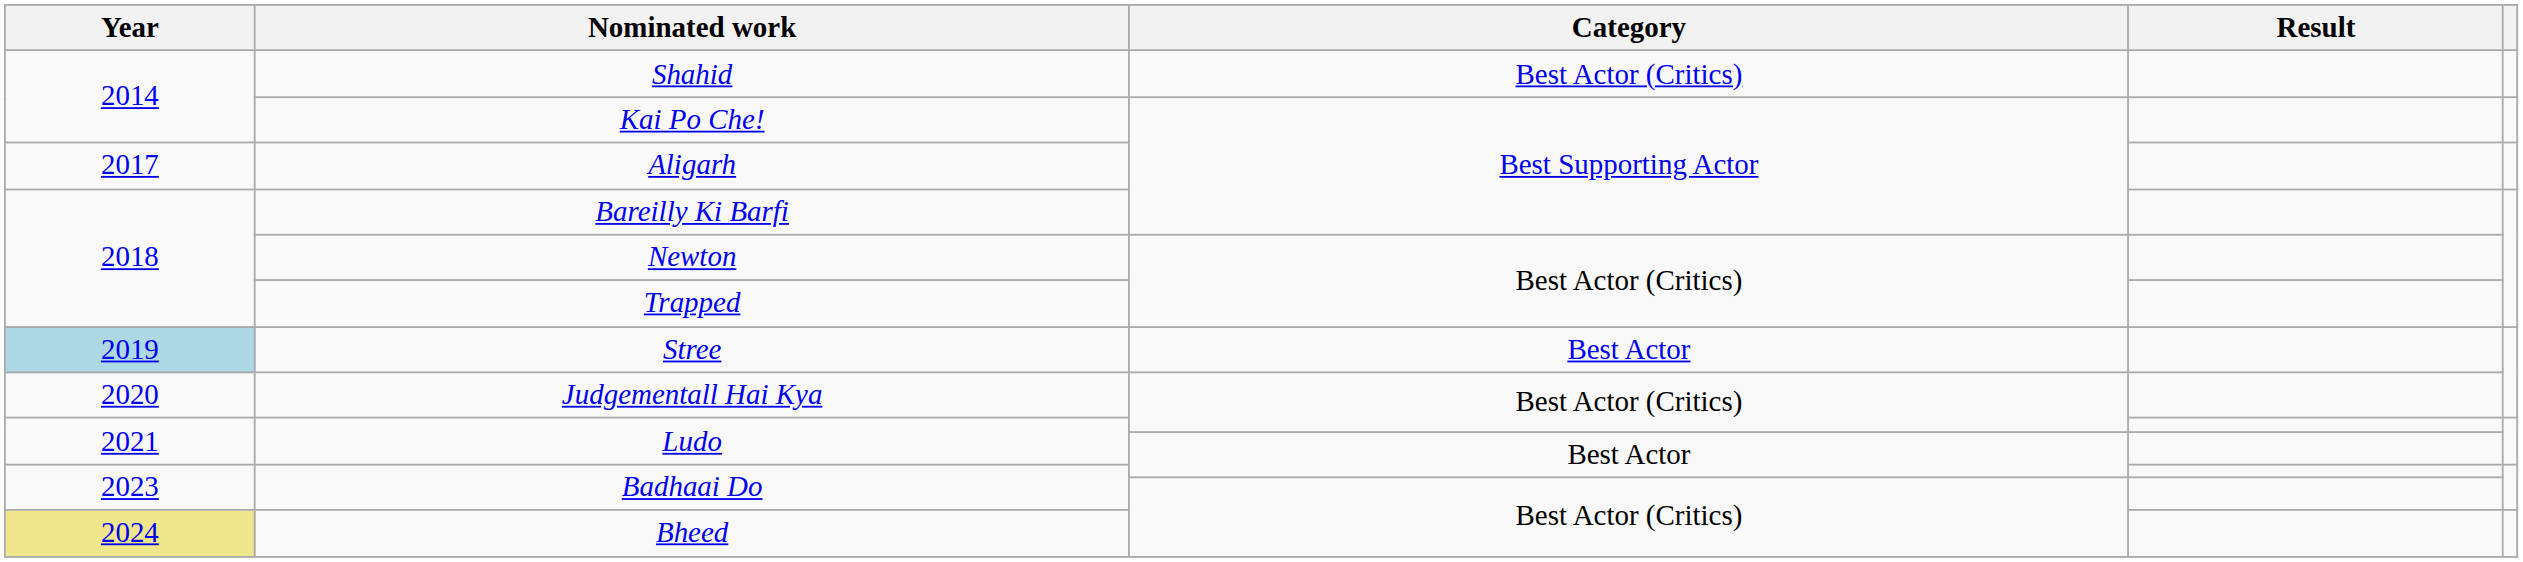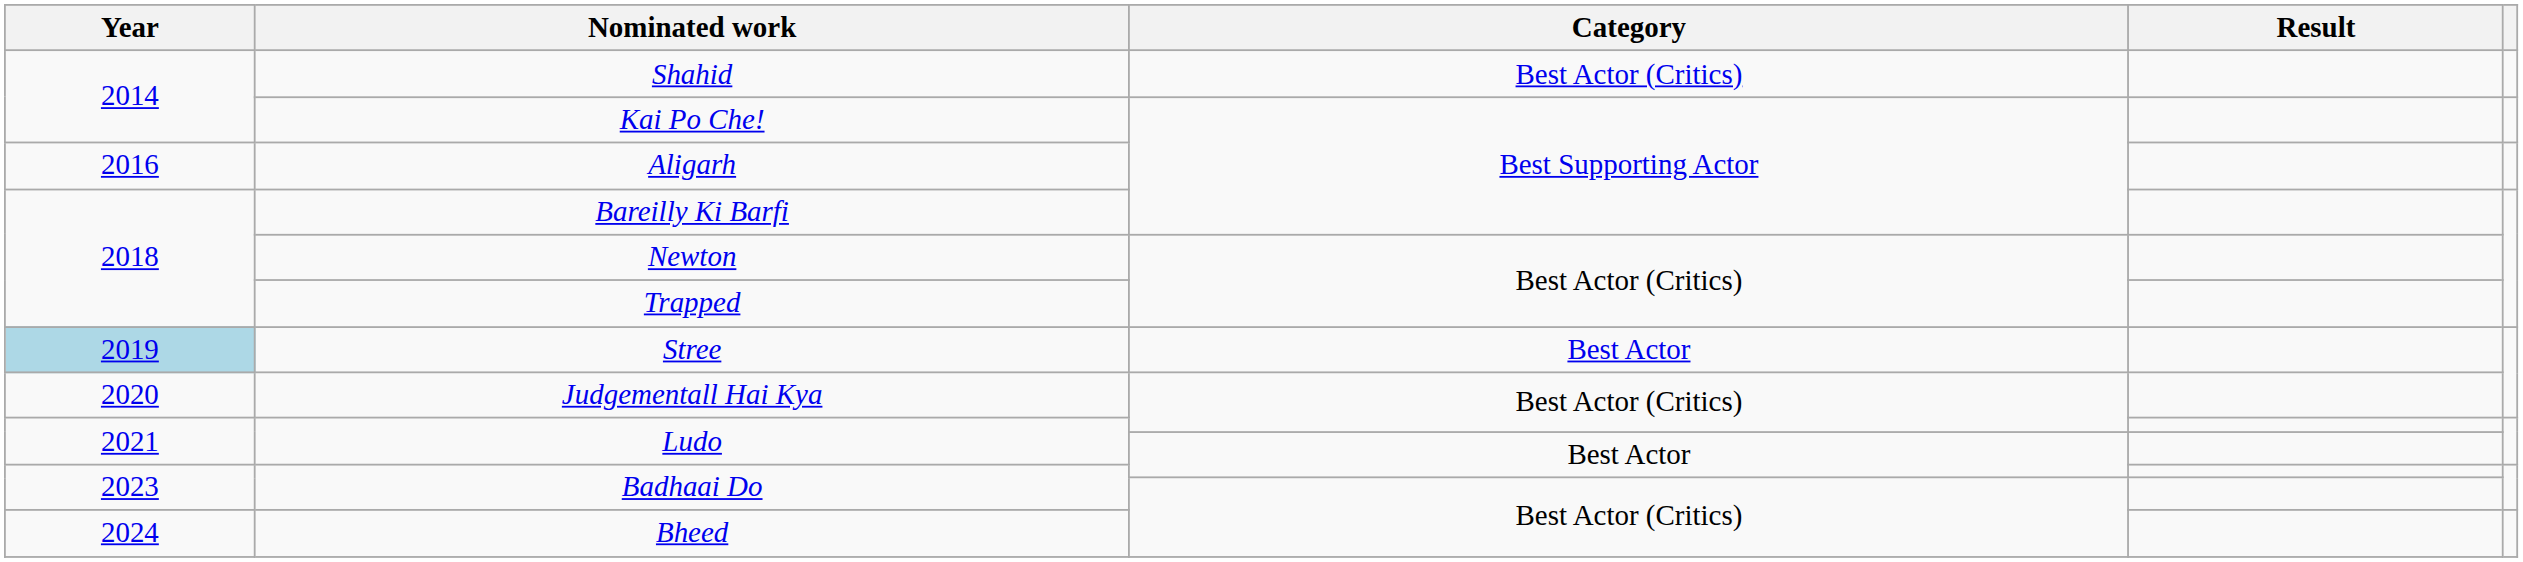(130, 165) 2017 -> (130, 165) 2016
(130, 532) khaki background -> (130, 532) no background
